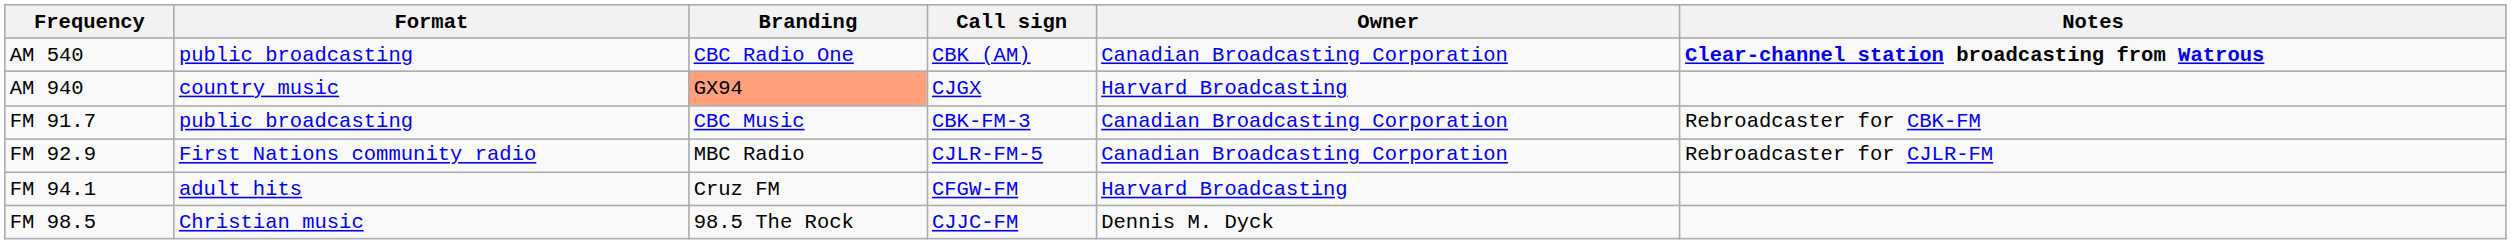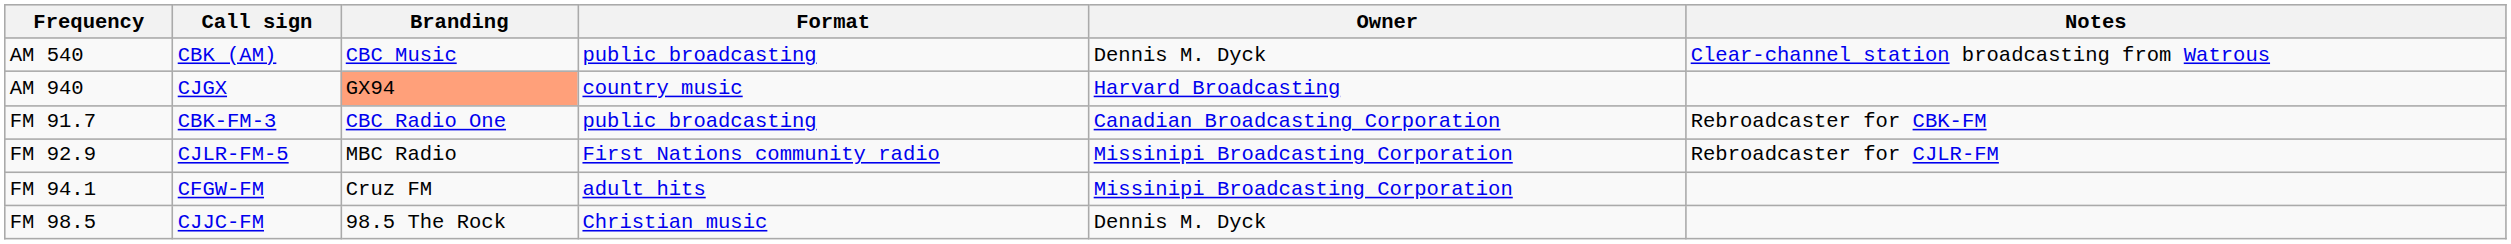columns swapped: (1012, 22) <-> (431, 22)
(774, 55) CBC Radio One -> (401, 55) CBC Music
(1305, 55) Canadian Broadcasting Corporation -> (1180, 55) Dennis M. Dyck
(1975, 55) bold -> (1980, 55) normal
(749, 122) CBC Music -> (426, 122) CBC Radio One
(1305, 155) Canadian Broadcasting Corporation -> (1303, 155) Missinipi Broadcasting Corporation
(1224, 189) Harvard Broadcasting -> (1303, 189) Missinipi Broadcasting Corporation
